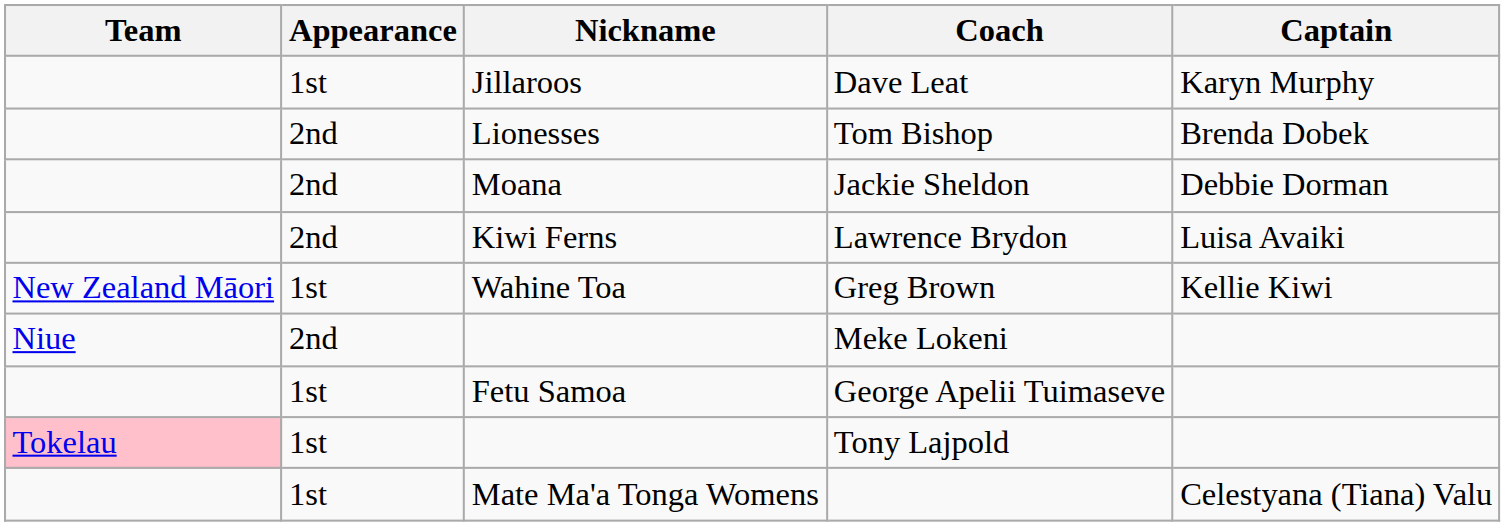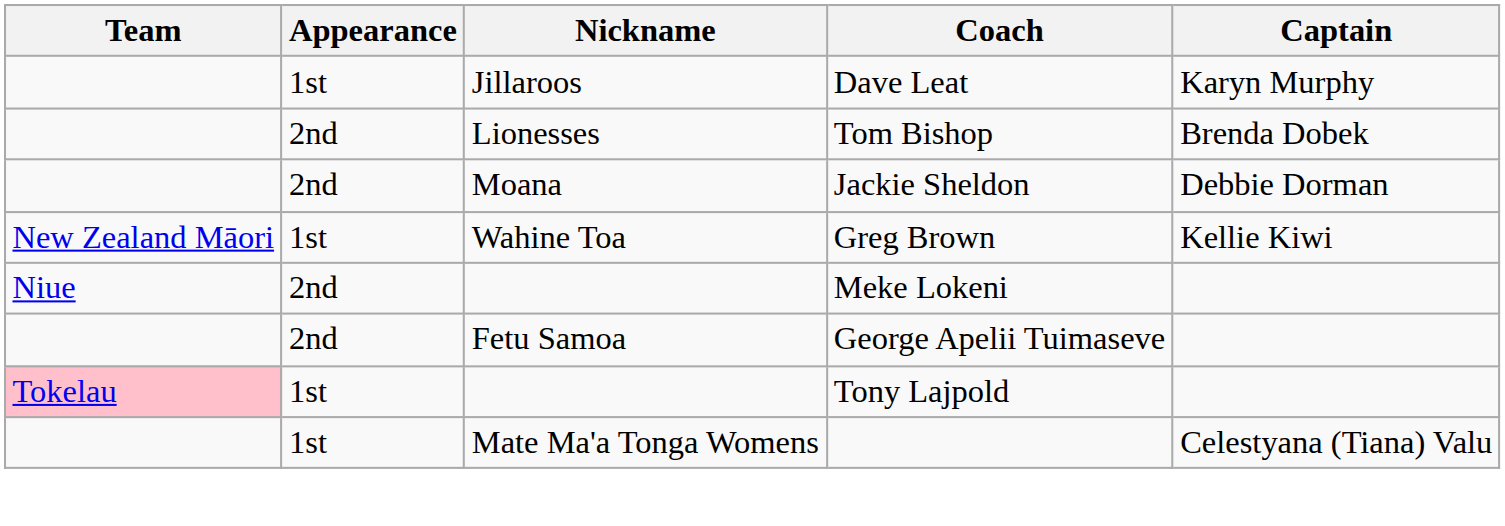- row: (951, 236)
(308, 390) 1st -> (313, 339) 2nd
